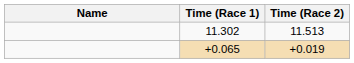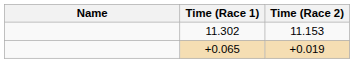(307, 31) 11.513 -> (307, 31) 11.153
